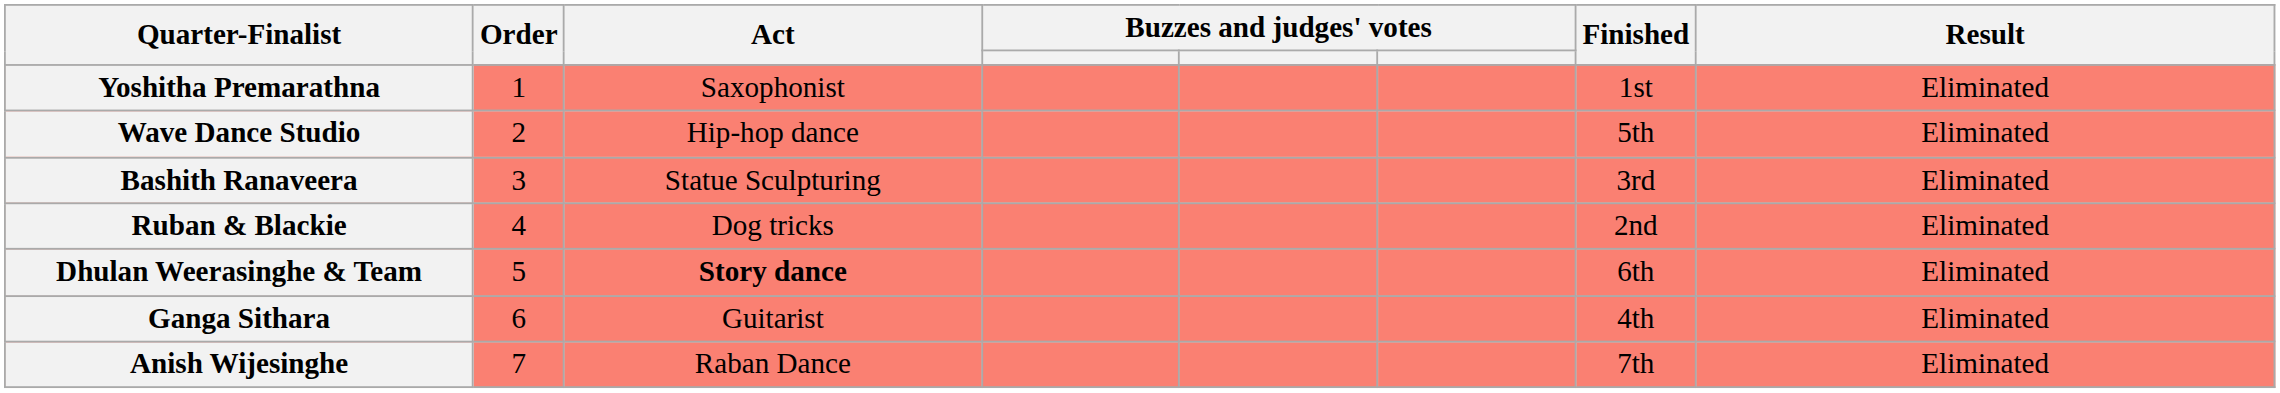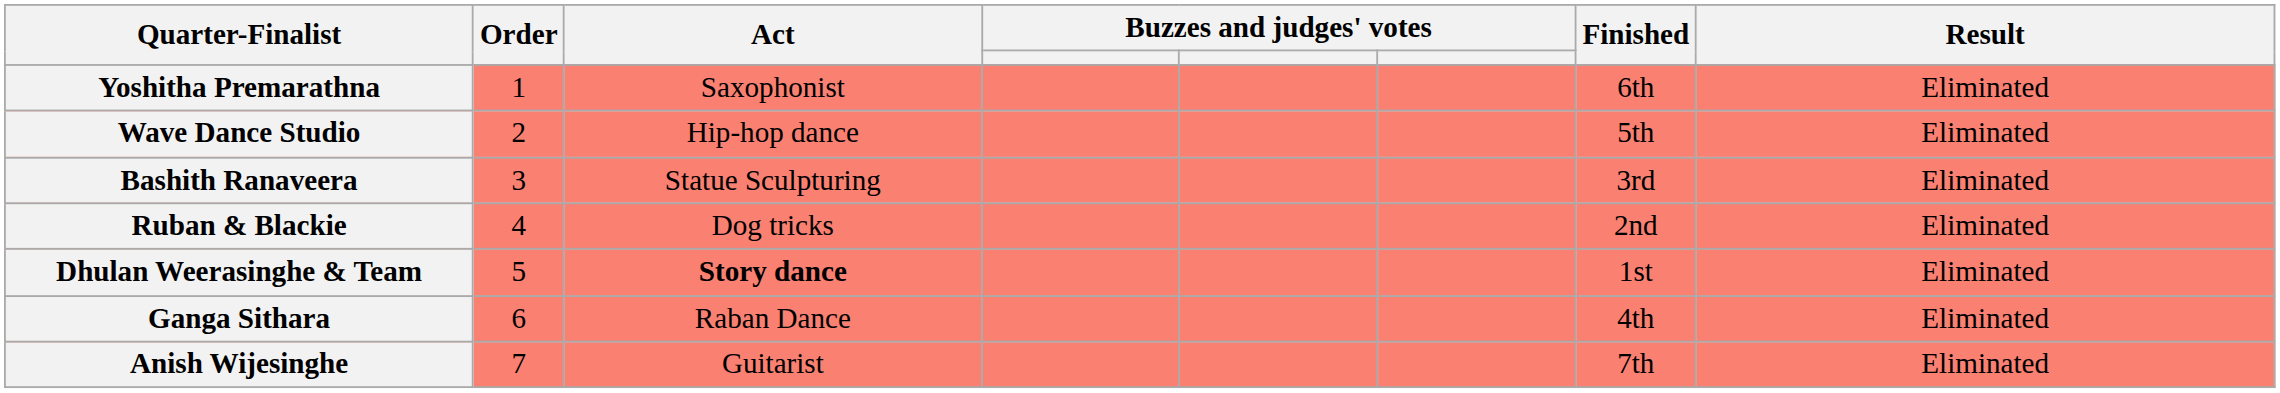(1636, 87) 1st -> (1636, 87) 6th
(1636, 271) 6th -> (1636, 271) 1st
(773, 318) Guitarist -> (773, 318) Raban Dance
(773, 364) Raban Dance -> (773, 364) Guitarist
